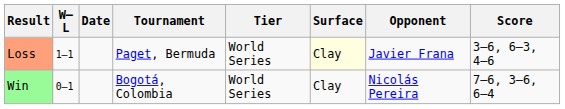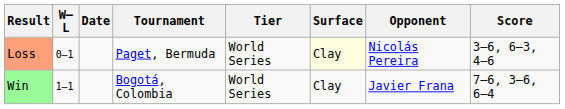(65, 55) 1–1 -> (65, 55) 0–1
(411, 54) Javier Frana -> (393, 54) Nicolás Pereira
(65, 88) 0–1 -> (65, 88) 1–1
(393, 87) Nicolás Pereira -> (411, 87) Javier Frana
